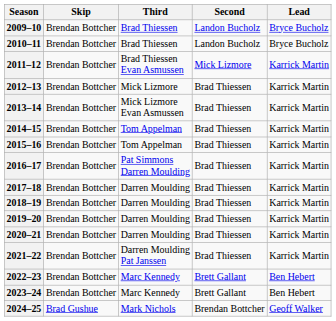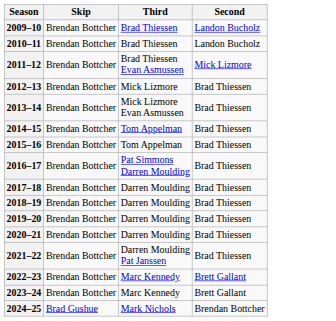- column: (299, 12)
